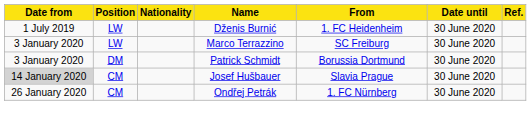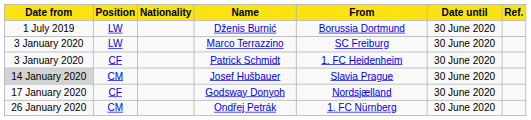(362, 29) 1. FC Heidenheim -> (362, 29) Borussia Dortmund
(115, 60) DM -> (115, 60) CF
(362, 60) Borussia Dortmund -> (362, 60) 1. FC Heidenheim
+ row: (245, 92)
